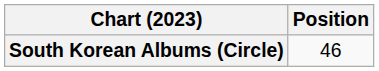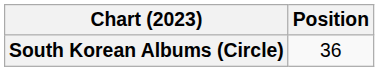(331, 50) 46 -> (331, 50) 36
